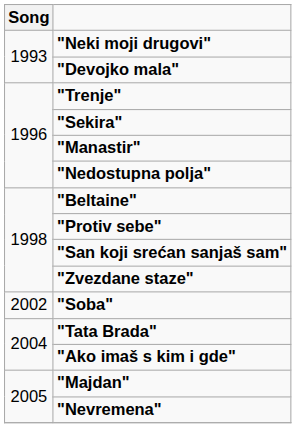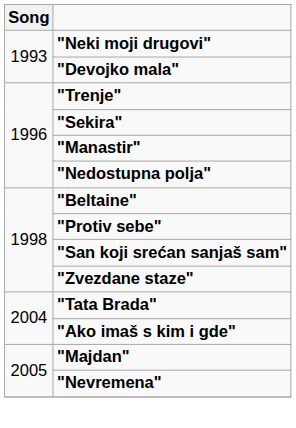- row: (85, 305)
